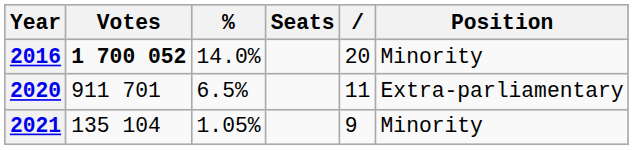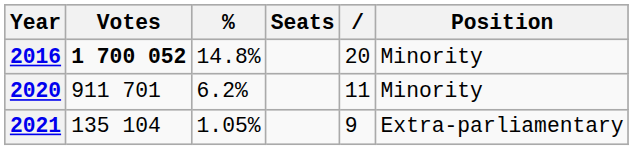(229, 57) 14.0% -> (229, 57) 14.8%
(222, 92) 6.5% -> (222, 92) 6.2%
(502, 92) Extra-parliamentary -> (432, 92) Minority
(432, 126) Minority -> (502, 126) Extra-parliamentary
